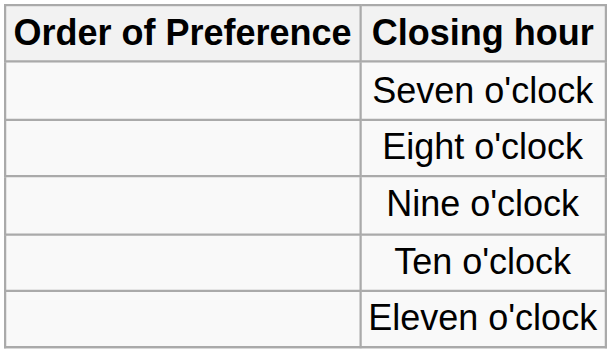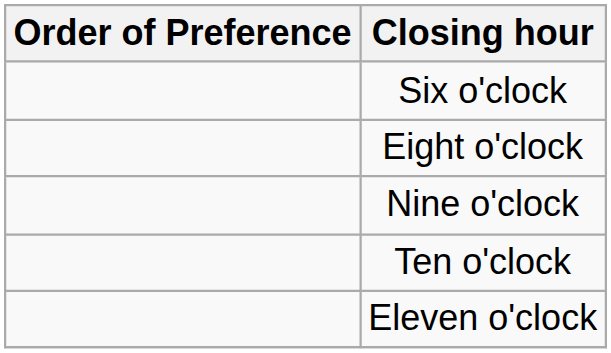+ row: (483, 90)
- row: (483, 90)
